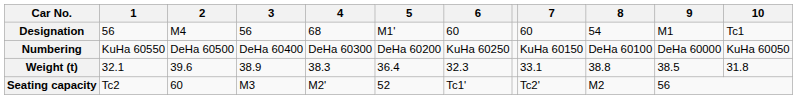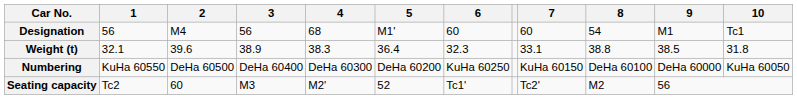rows swapped: (52, 49) <-> (52, 67)
